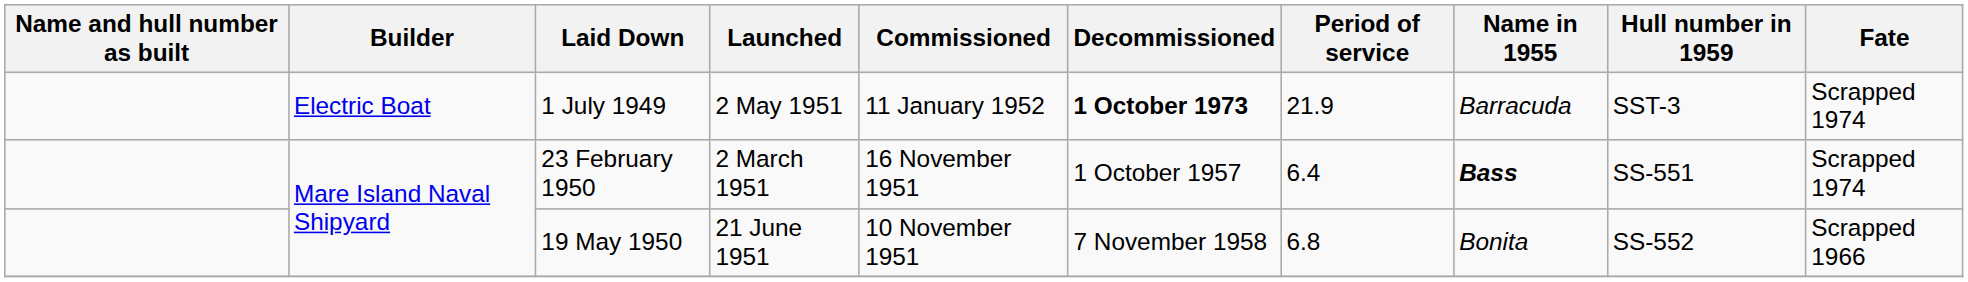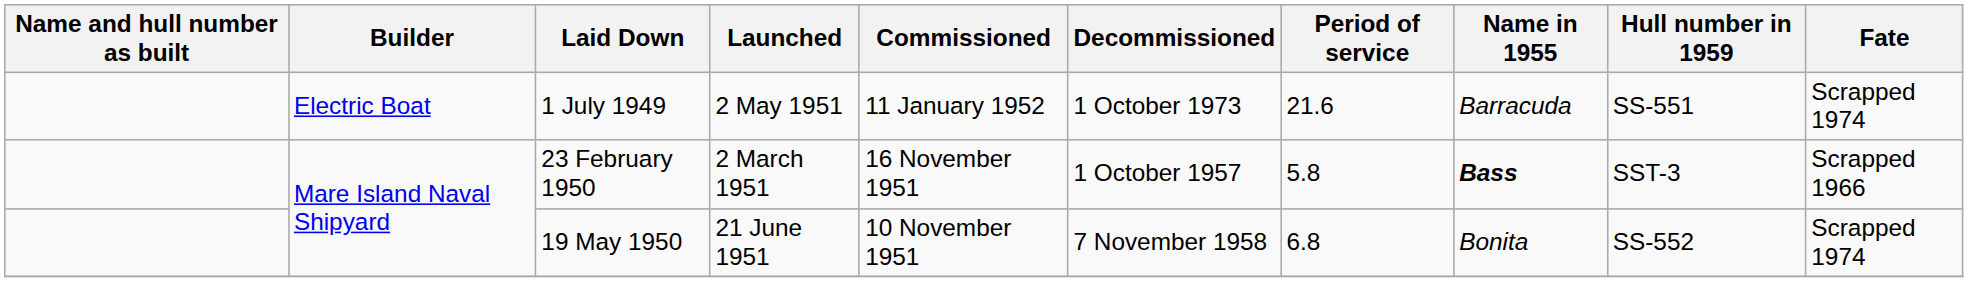(1161, 105) bold -> (1157, 105) normal
(1310, 105) 21.9 -> (1310, 105) 21.6
(1647, 105) SST-3 -> (1653, 105) SS-551
(1303, 173) 6.4 -> (1303, 173) 5.8
(1653, 173) SS-551 -> (1647, 173) SST-3
(1863, 173) Scrapped 1974 -> (1863, 173) Scrapped 1966
(1863, 241) Scrapped 1966 -> (1863, 241) Scrapped 1974
